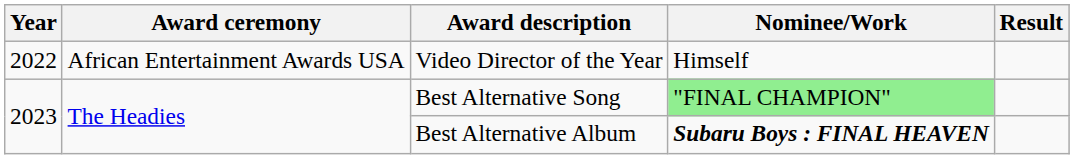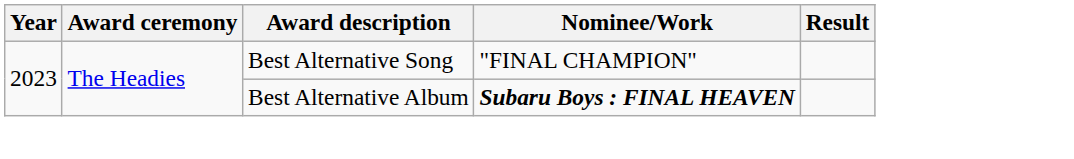- row: (539, 60)
(782, 97) lightgreen background -> (588, 60) no background
